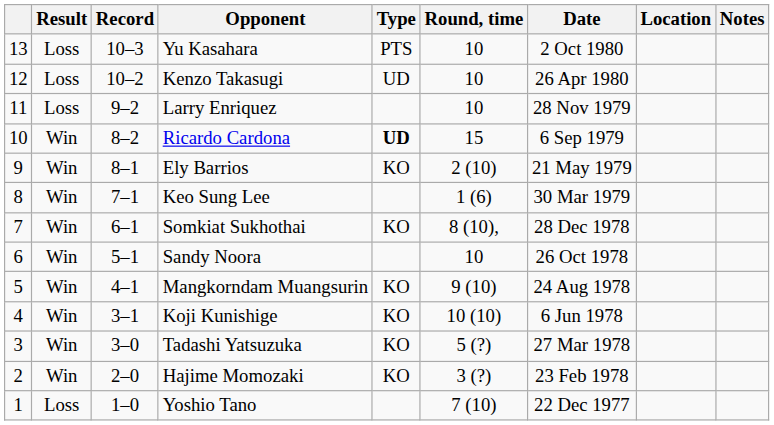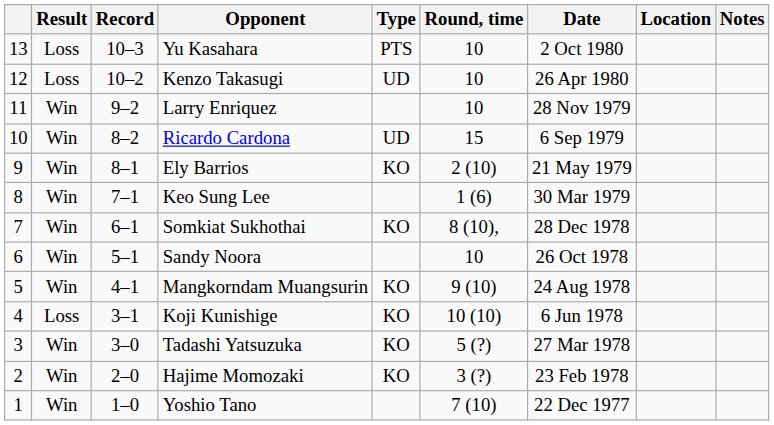(62, 108) Loss -> (62, 108) Win
(396, 138) bold -> (396, 138) normal
(62, 316) Win -> (62, 316) Loss
(62, 405) Loss -> (62, 405) Win
